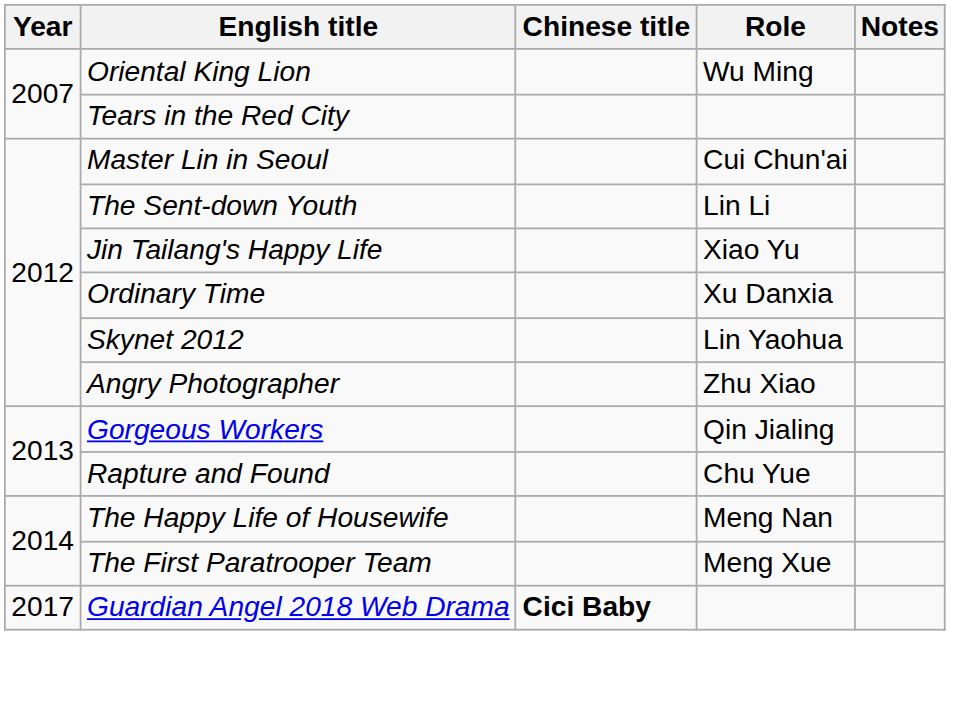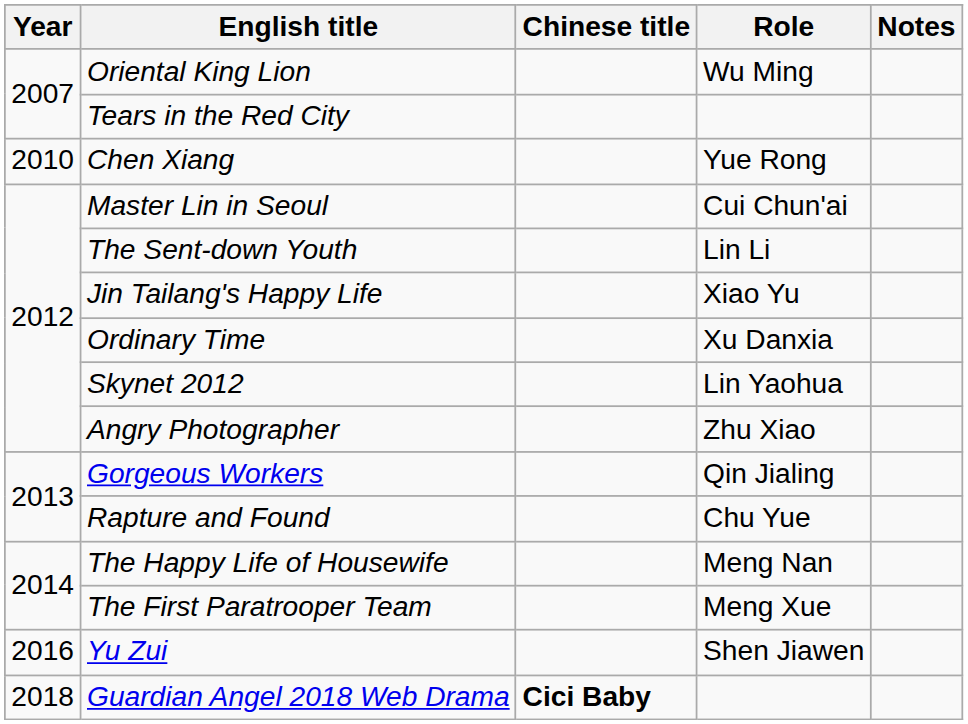+ row: (161, 160)
+ row: (127, 652)
(43, 607) 2017 -> (43, 696) 2018
